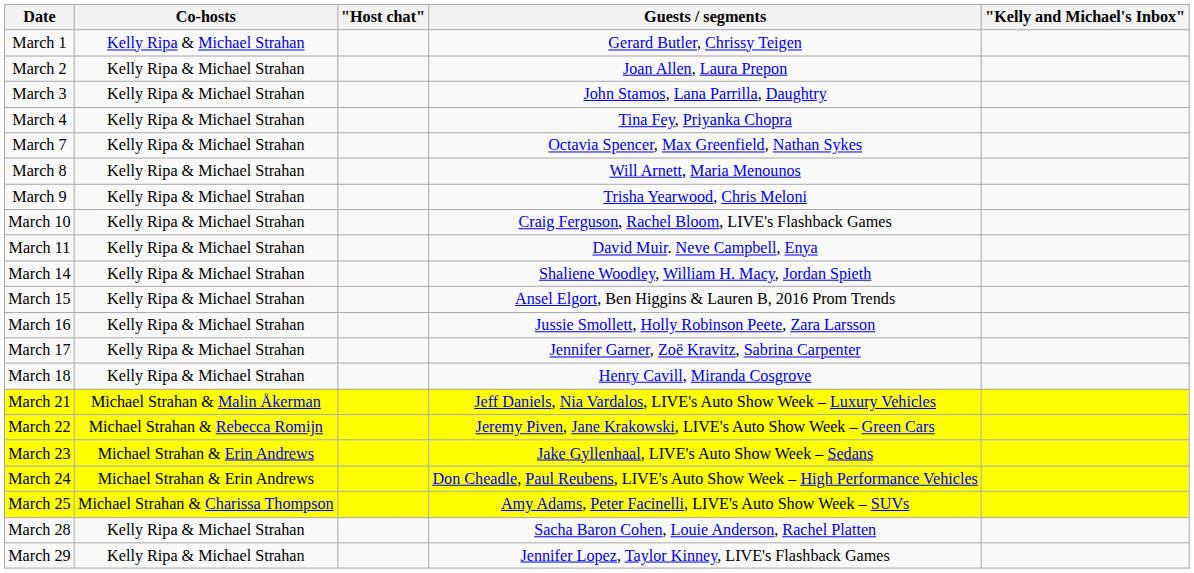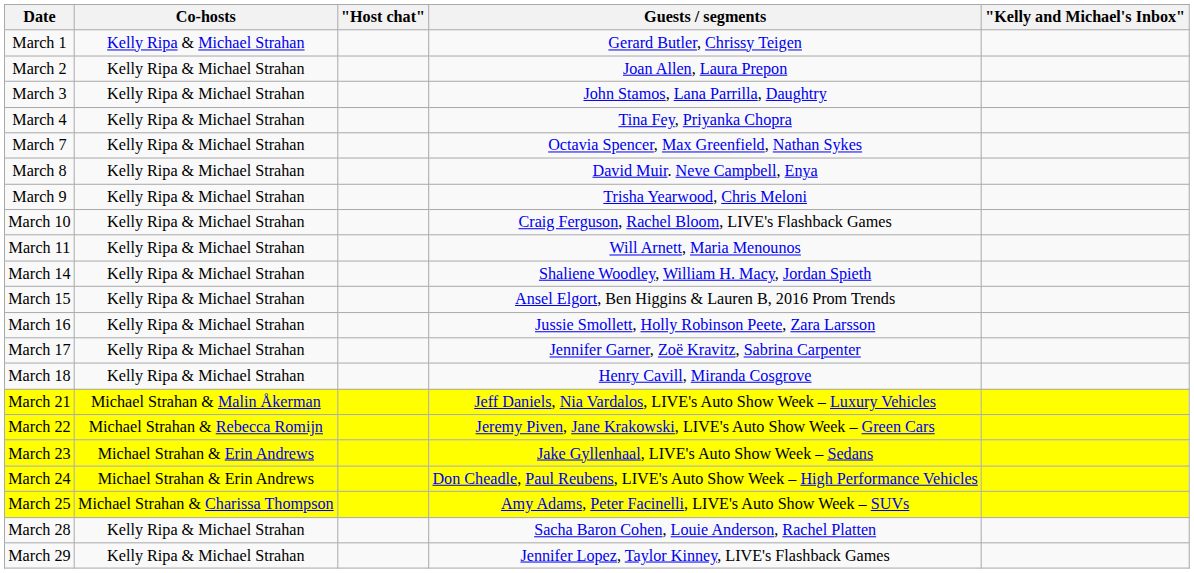(705, 171) Will Arnett, Maria Menounos -> (705, 171) David Muir. Neve Campbell, Enya
(705, 247) David Muir. Neve Campbell, Enya -> (705, 247) Will Arnett, Maria Menounos
